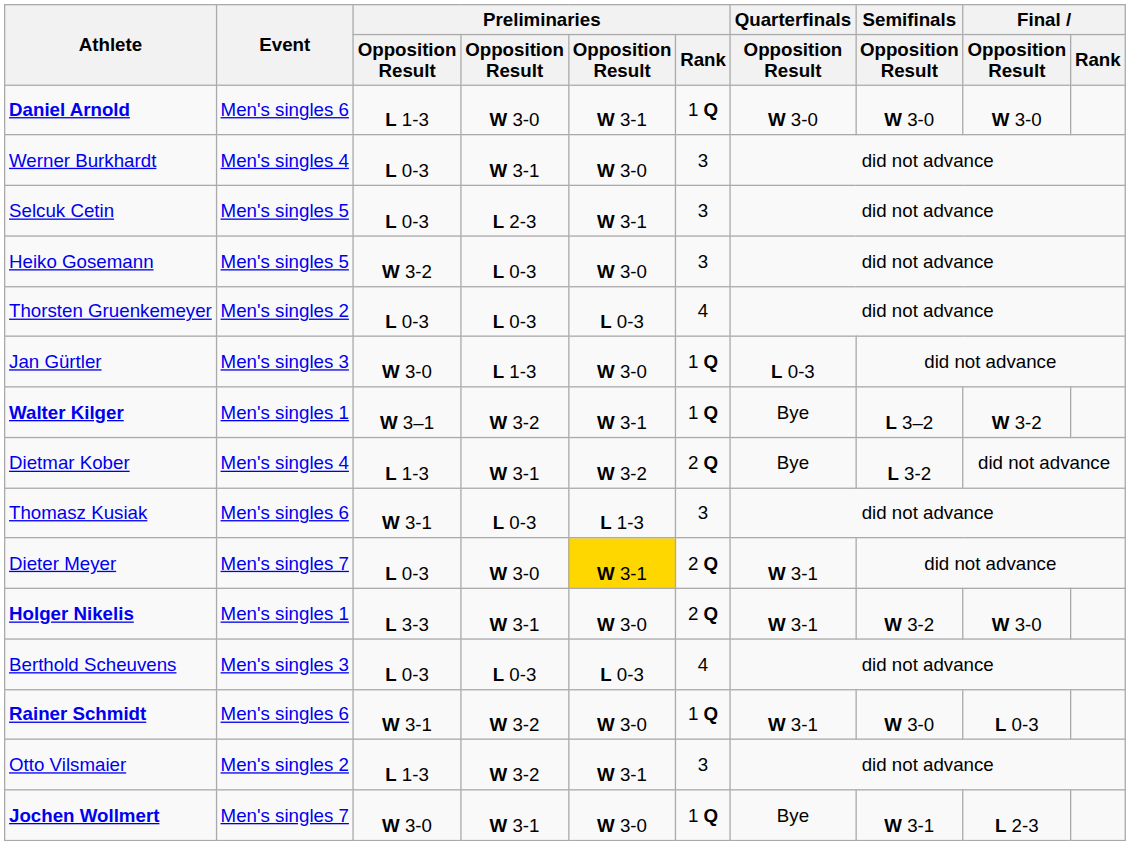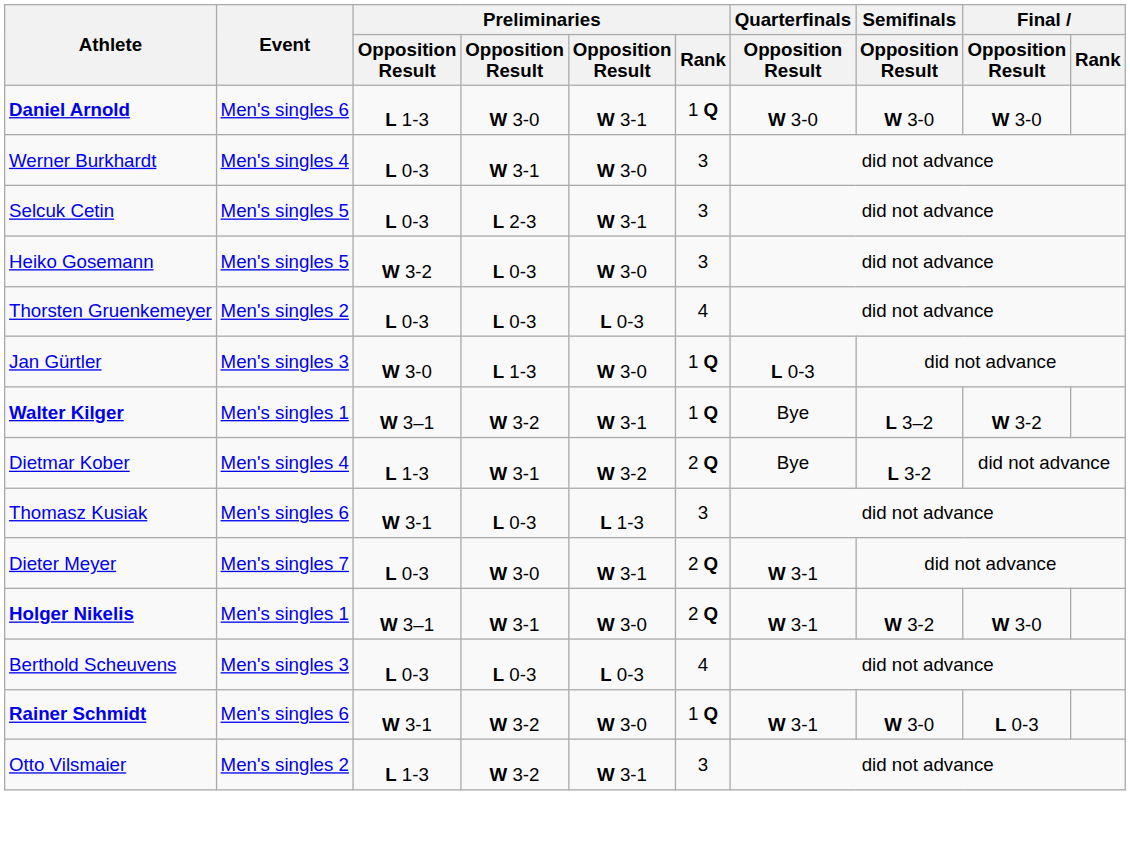(622, 574) gold background -> (622, 574) no background
(407, 624) L 3-3 -> (407, 624) W 3–1
- row: (84, 815)
